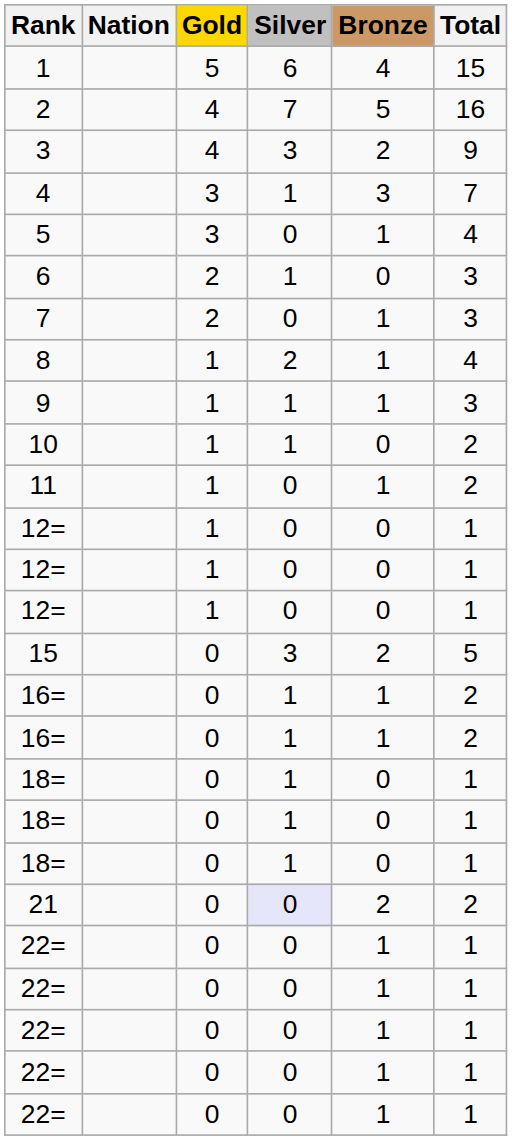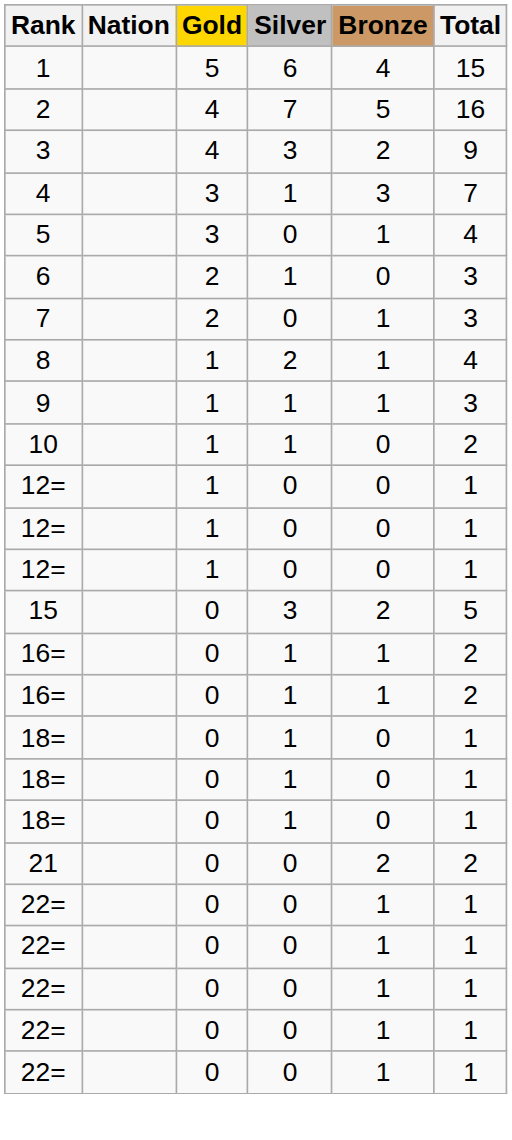- row: (43, 485)
(290, 904) lavender background -> (290, 862) no background
